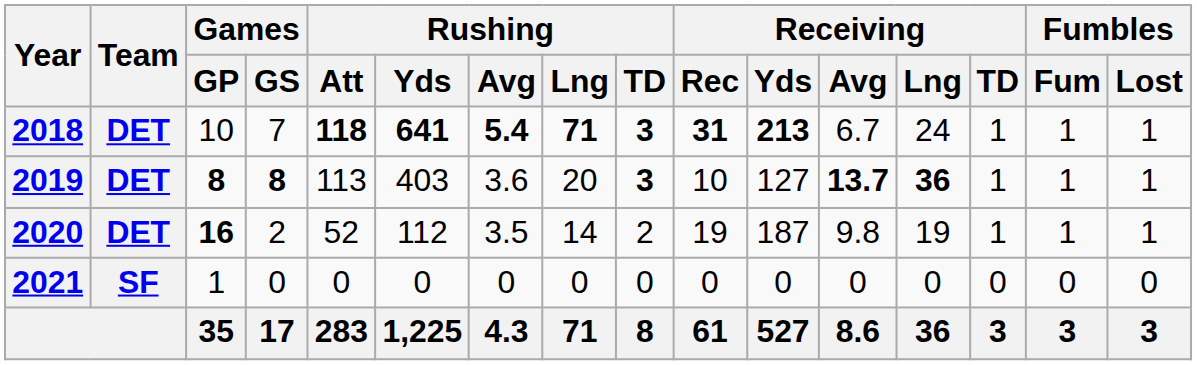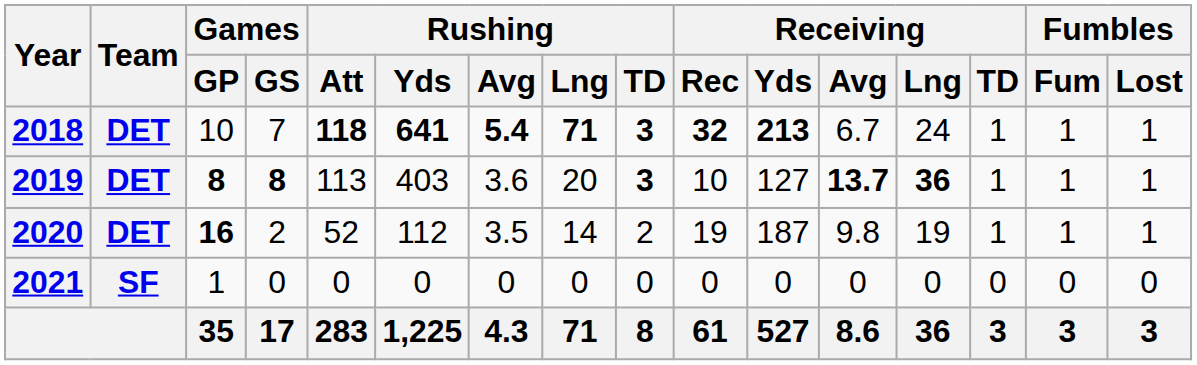(710, 130) 31 -> (710, 130) 32
